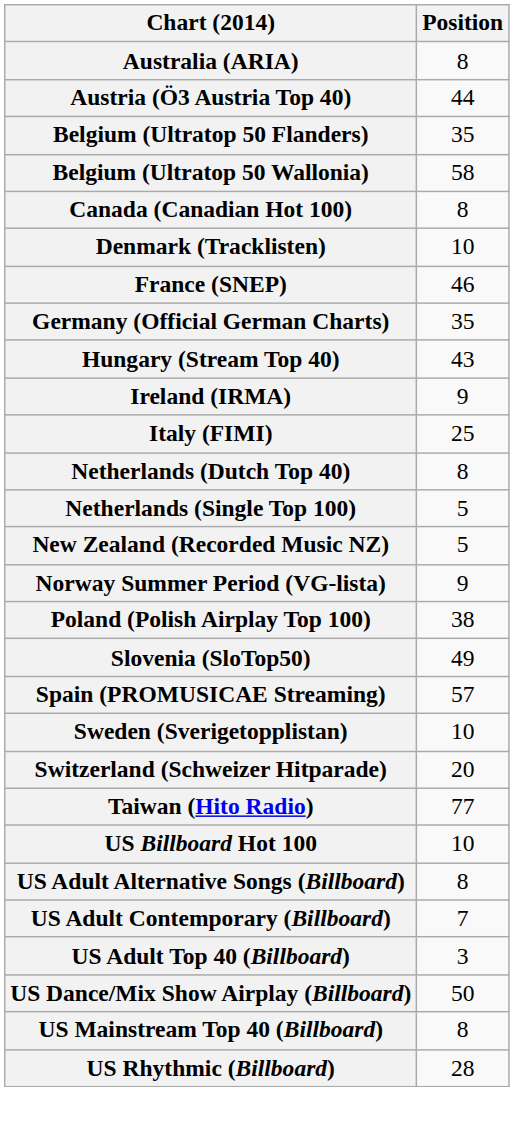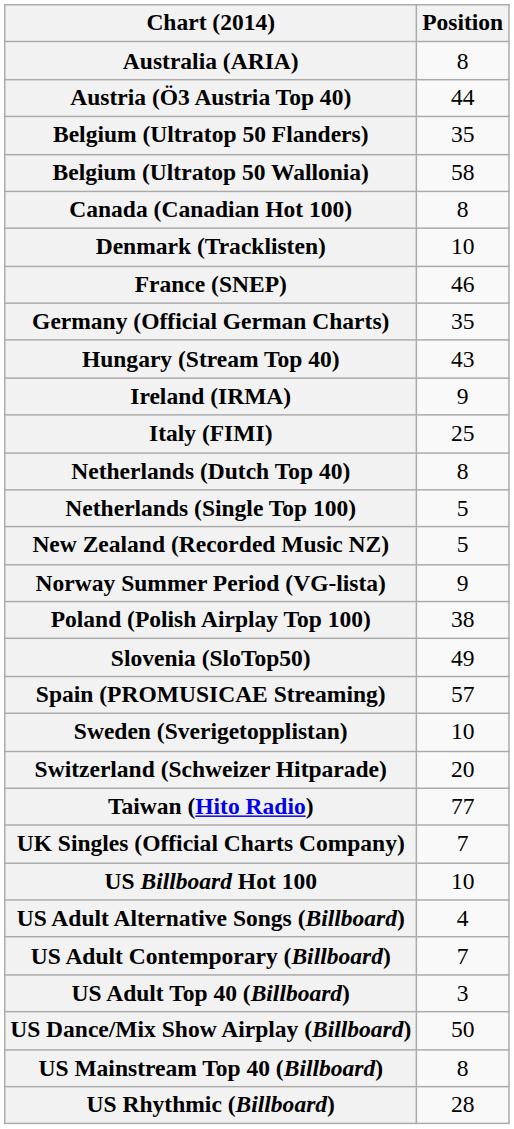+ row: (211, 843)
(463, 881) 8 -> (463, 918) 4
